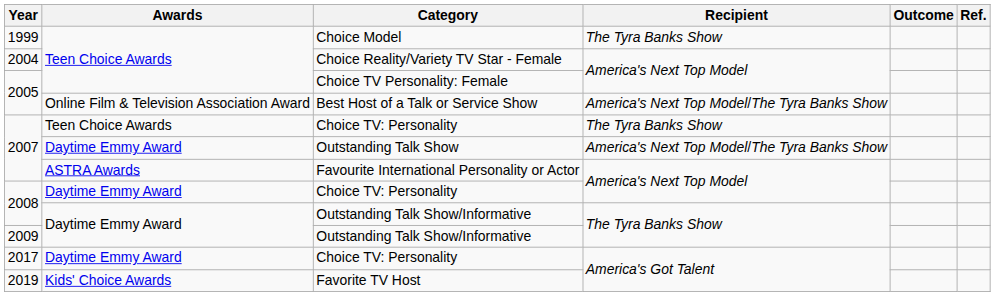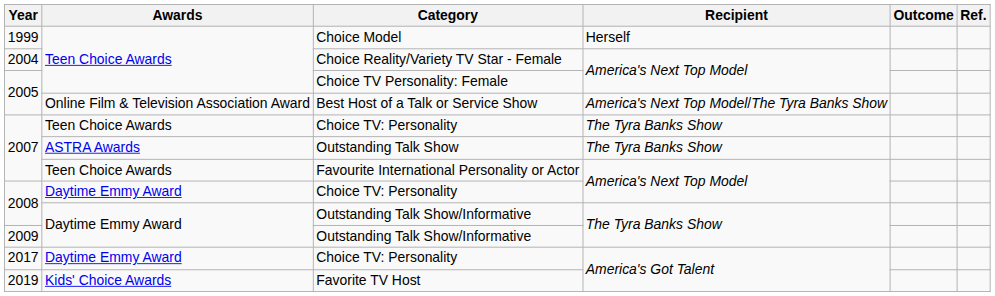(654, 37) The Tyra Banks Show -> (608, 37) Herself
(113, 147) Daytime Emmy Award -> (92, 147) ASTRA Awards
(736, 147) America's Next Top Model/The Tyra Banks Show -> (654, 147) The Tyra Banks Show
(92, 170) ASTRA Awards -> (108, 170) Teen Choice Awards
